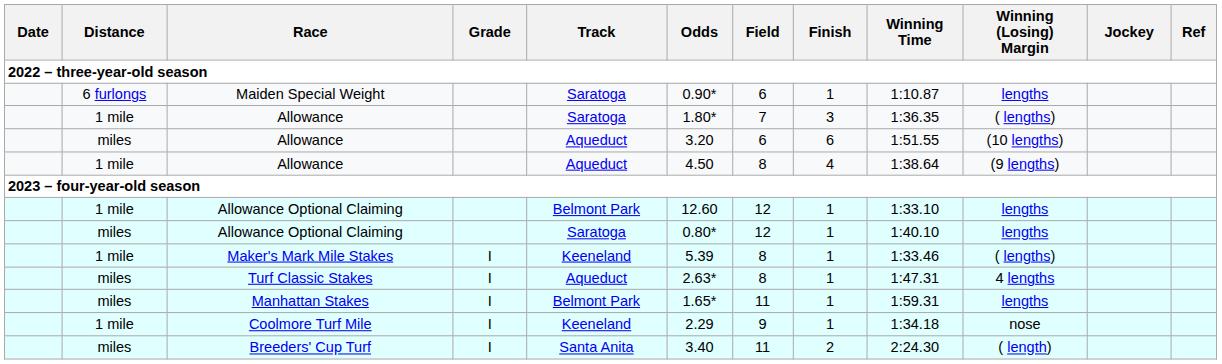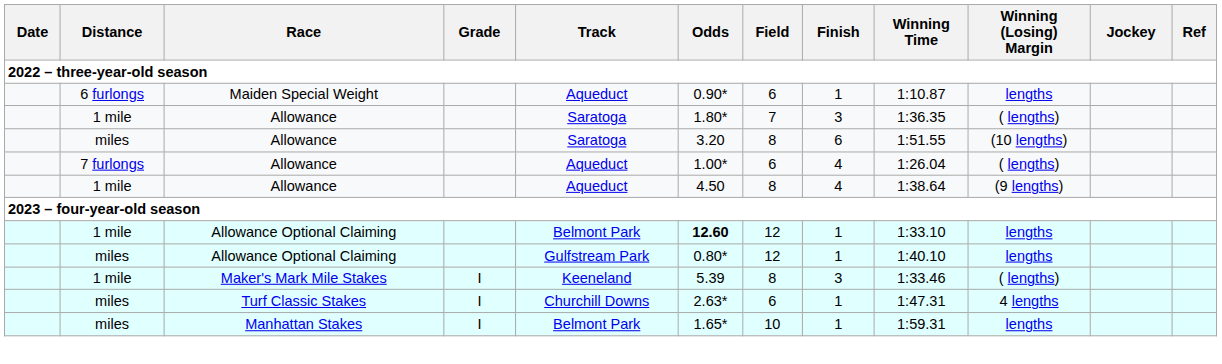(596, 95) Saratoga -> (597, 95) Aqueduct
(596, 141) Aqueduct -> (597, 141) Saratoga
(763, 141) 6 -> (772, 141) 8
+ row: (112, 164)
(699, 210) normal -> (710, 233) bold
(596, 233) Saratoga -> (597, 256) Gulfstream Park
(830, 256) 1 -> (838, 278) 3
(596, 278) Aqueduct -> (597, 301) Churchill Downs
(763, 278) 8 -> (772, 301) 6
(763, 301) 11 -> (772, 324) 10
- row: (114, 324)
- row: (114, 347)
